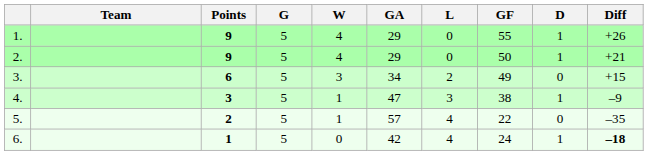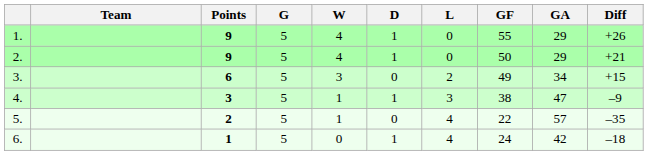columns swapped: (560, 14) <-> (394, 14)
(615, 139) bold -> (615, 139) normal
